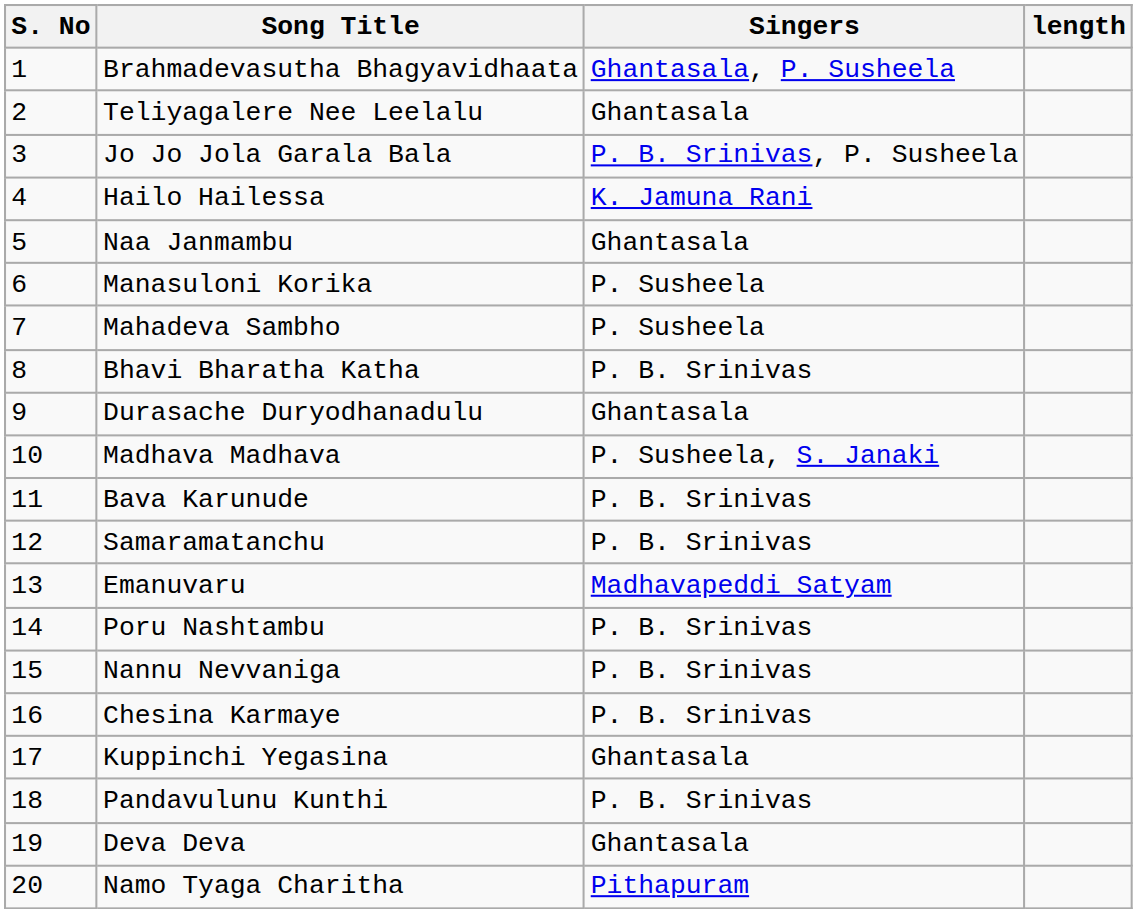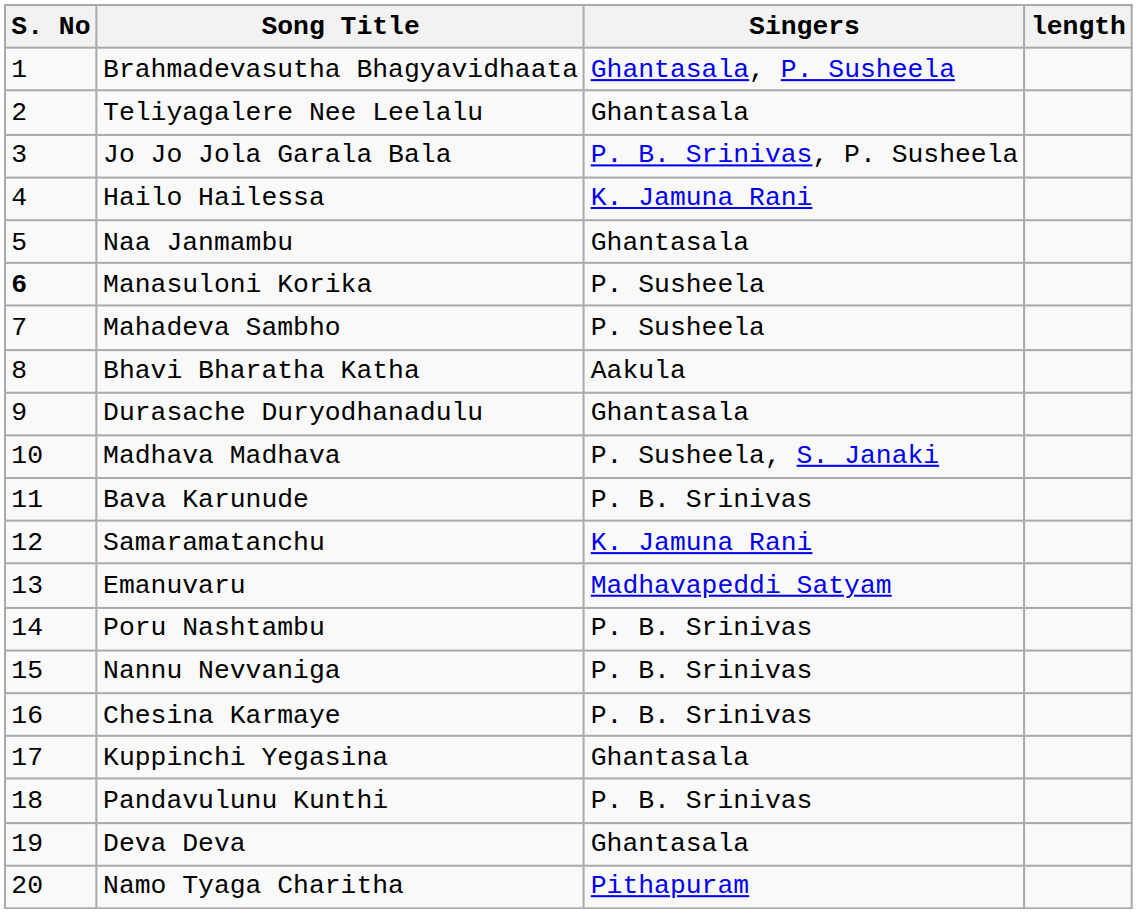(19, 285) normal -> (19, 285) bold
(702, 371) P. B. Srinivas -> (638, 371) Aakula
(702, 543) P. B. Srinivas -> (702, 543) K. Jamuna Rani
